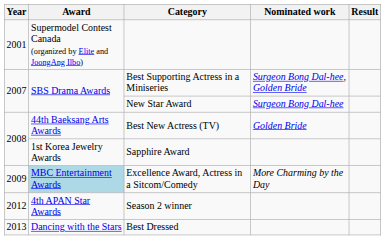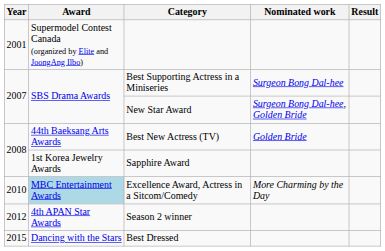(299, 82) Surgeon Bong Dal-hee, Golden Bride -> (298, 82) Surgeon Bong Dal-hee
(298, 104) Surgeon Bong Dal-hee -> (299, 109) Surgeon Bong Dal-hee, Golden Bride
(17, 179) 2009 -> (17, 190) 2010
(17, 227) 2013 -> (17, 238) 2015
